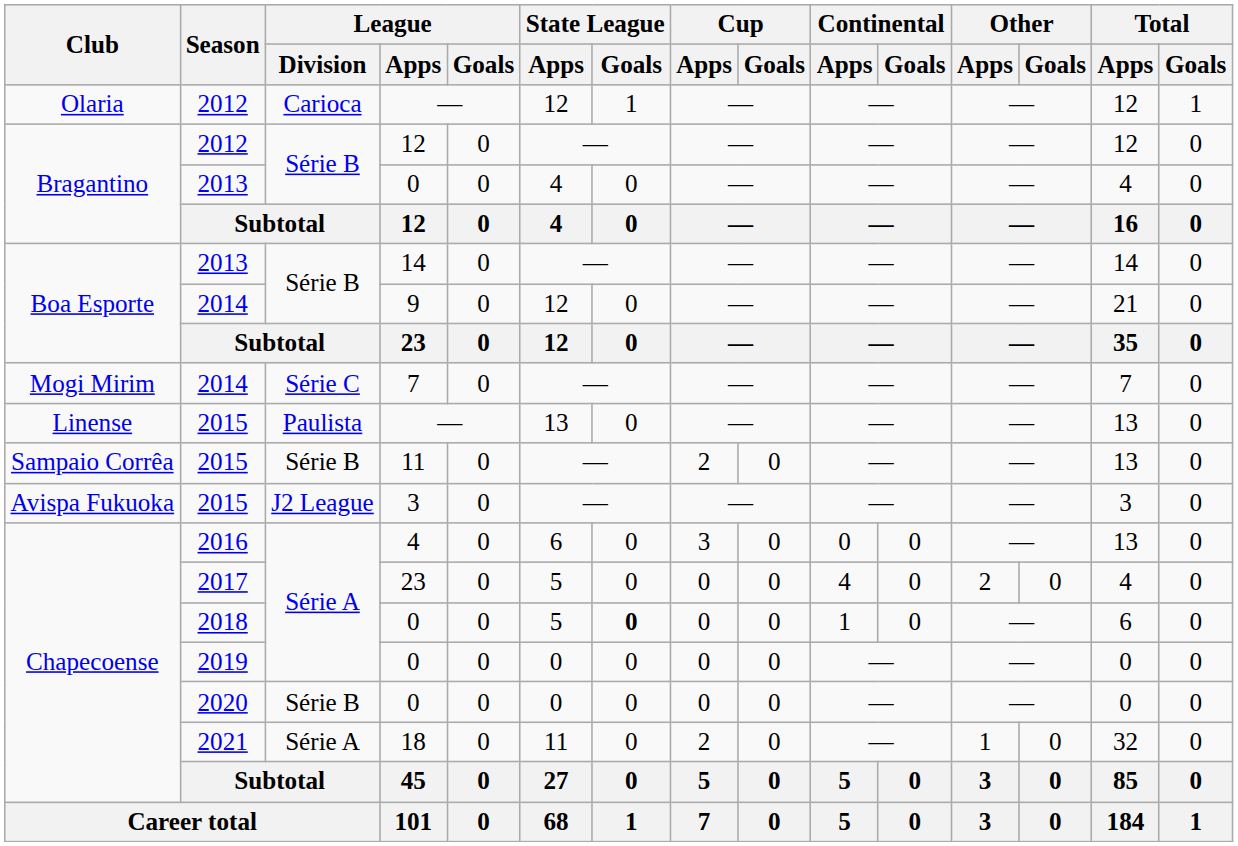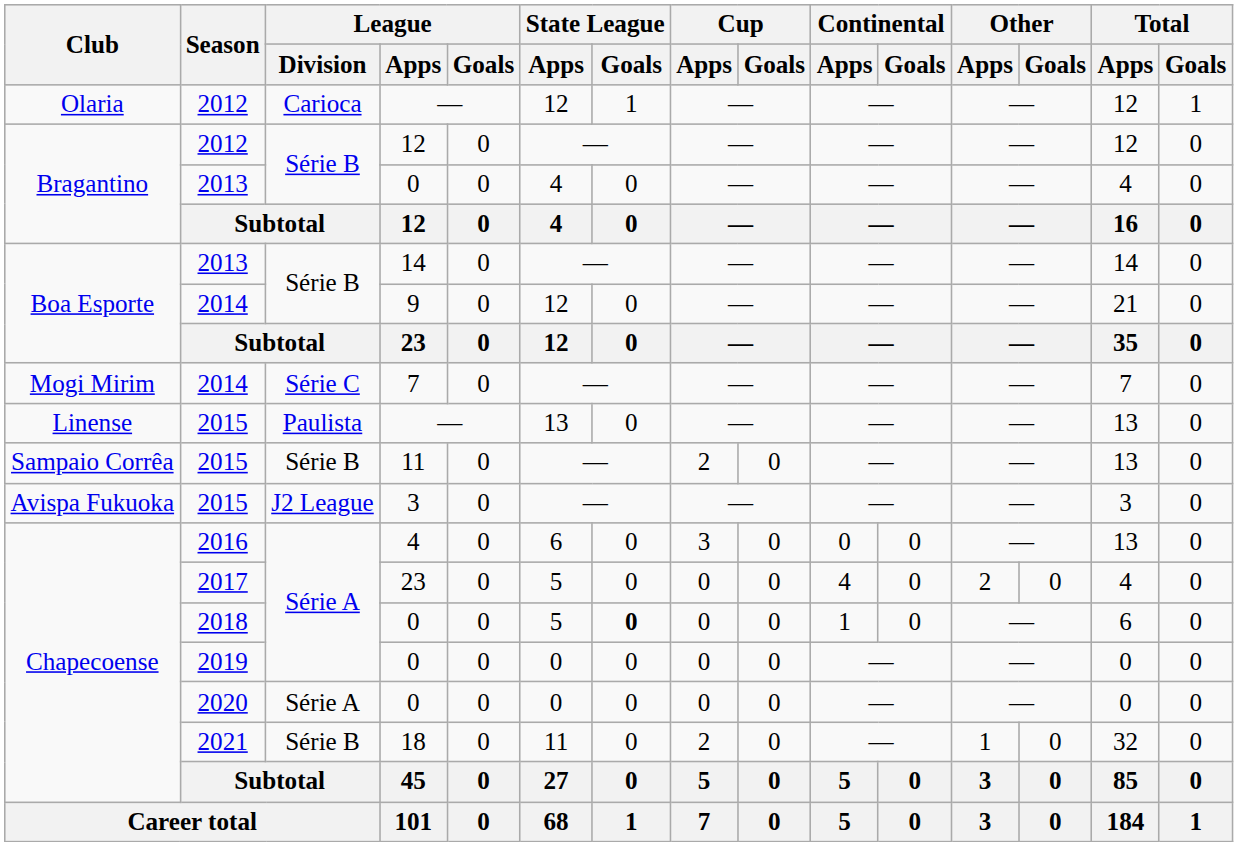(322, 701) Série B -> (322, 701) Série A
(322, 741) Série A -> (322, 741) Série B
